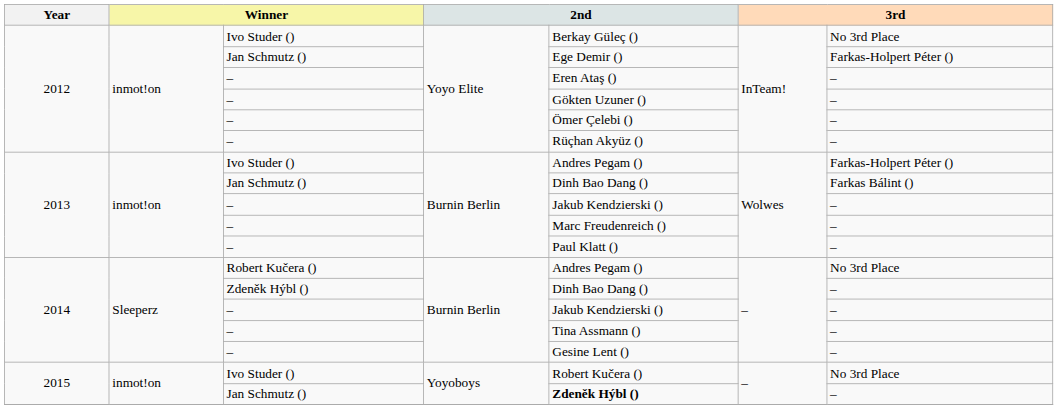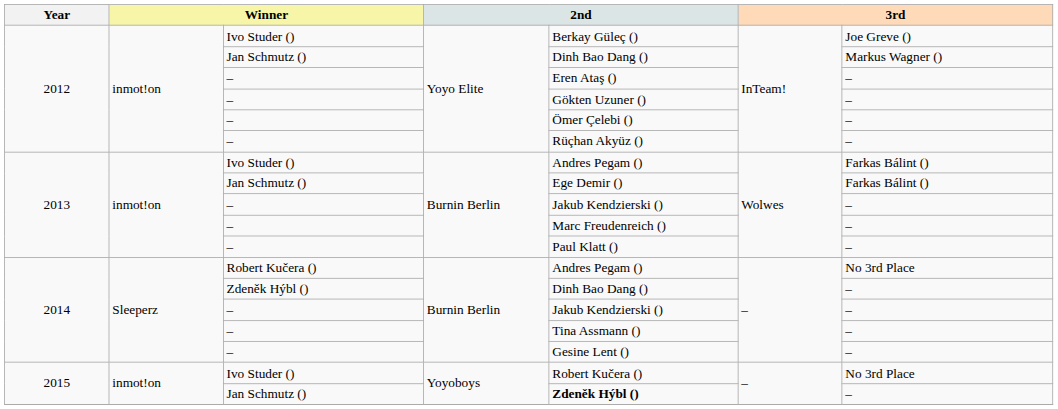(865, 36) No 3rd Place -> (878, 36) Joe Greve ()
(587, 57) Ege Demir () -> (600, 57) Dinh Bao Dang ()
(892, 57) Farkas-Holpert Péter () -> (894, 57) Markus Wagner ()
(892, 162) Farkas-Holpert Péter () -> (887, 162) Farkas Bálint ()
(600, 183) Dinh Bao Dang () -> (587, 183) Ege Demir ()
